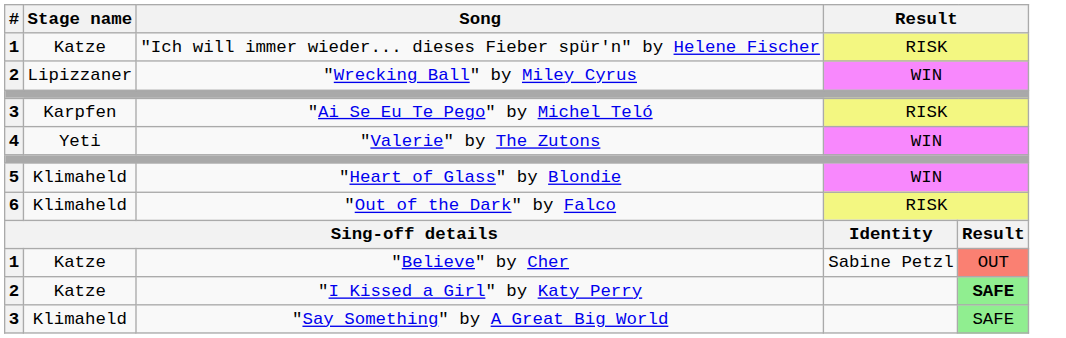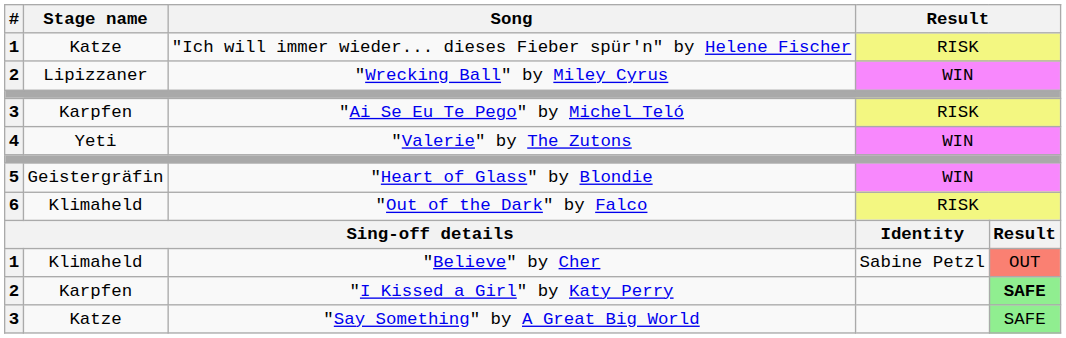(80, 177) Klimaheld -> (96, 177) Geistergräfin
(80, 263) Katze -> (96, 263) Klimaheld
(80, 291) Katze -> (96, 291) Karpfen
(80, 319) Klimaheld -> (96, 319) Katze
